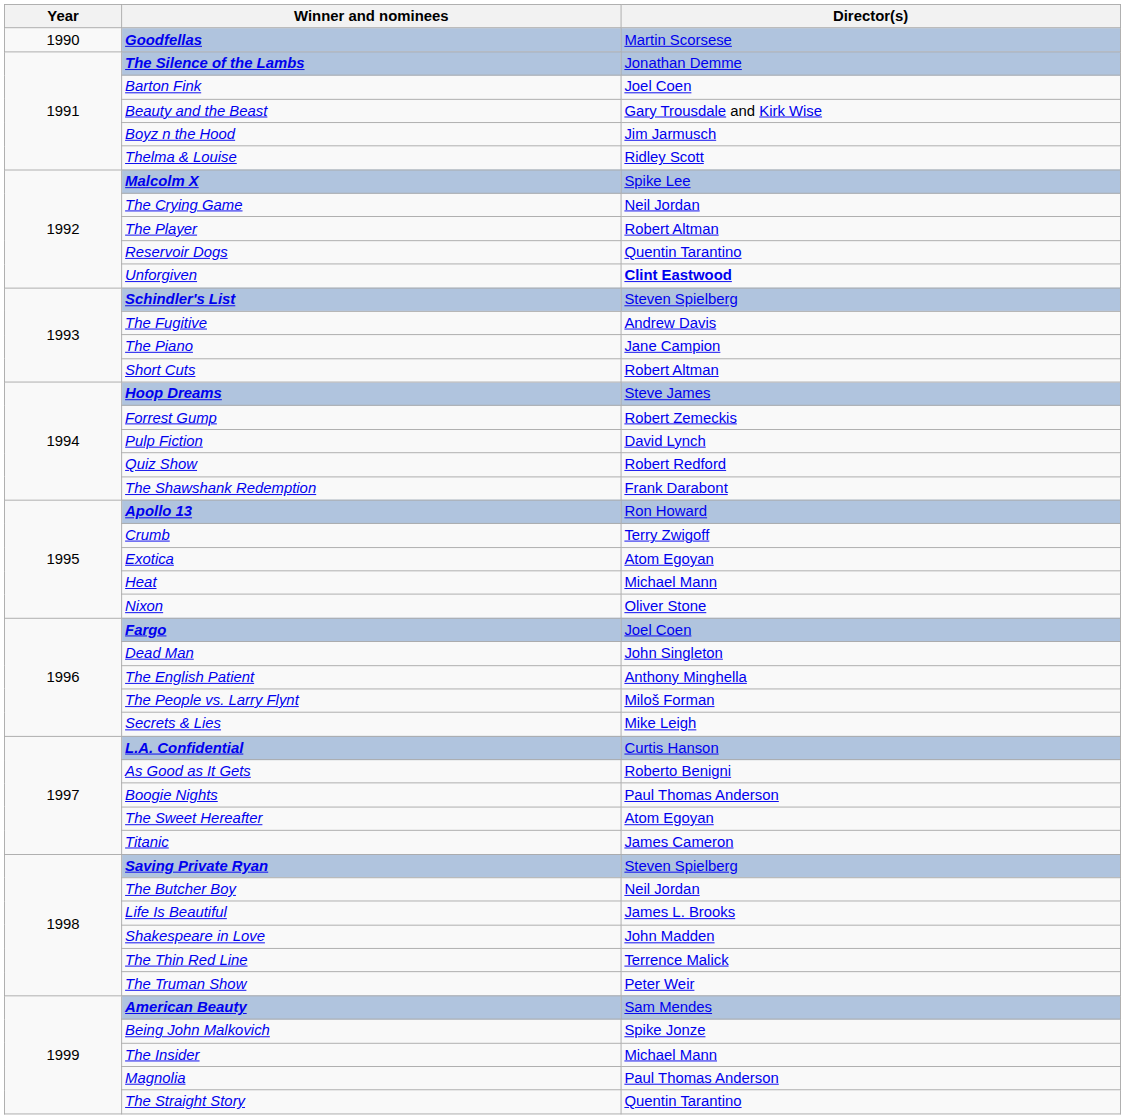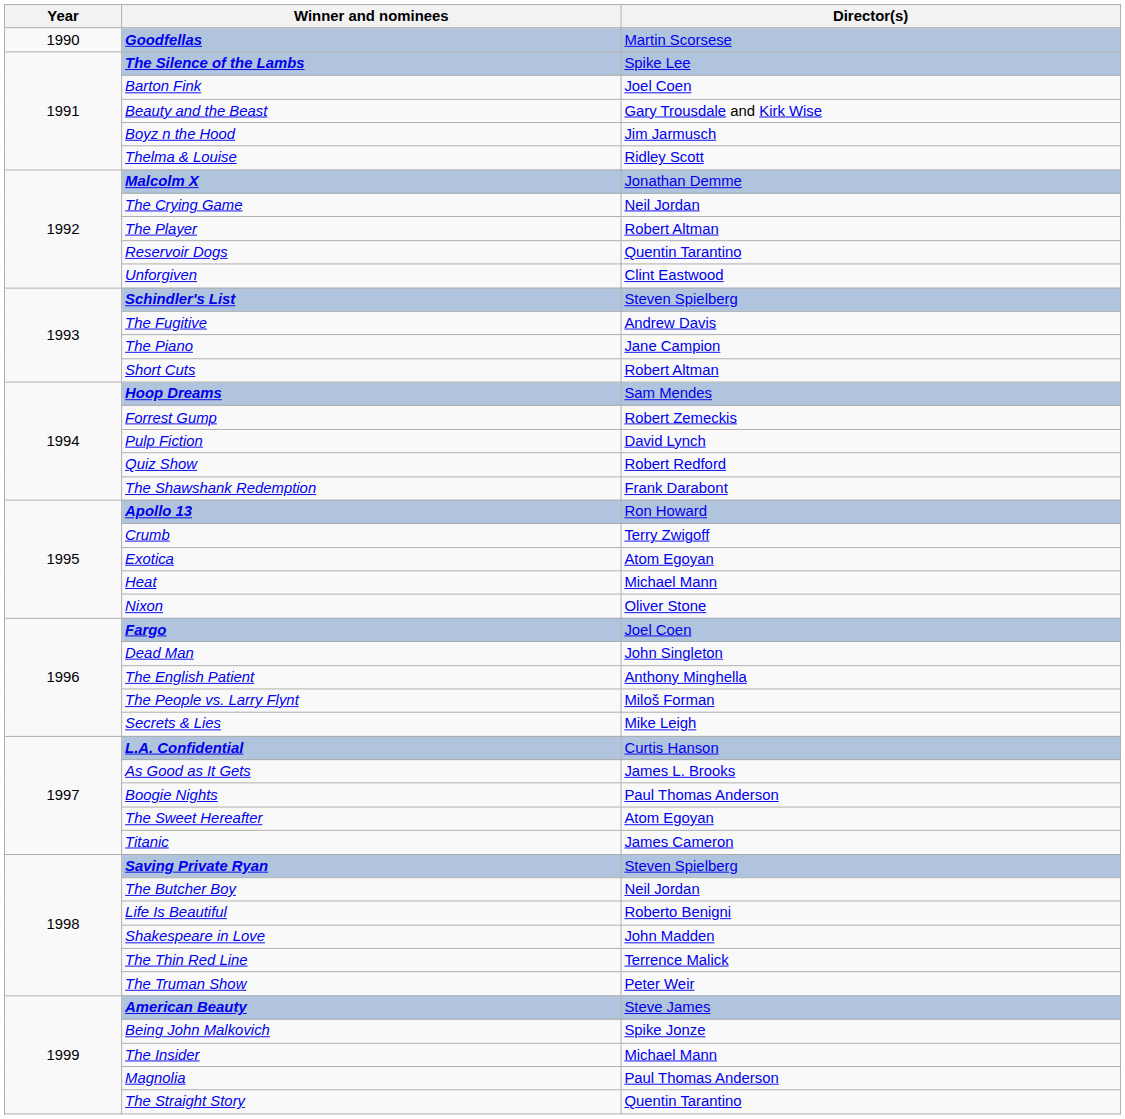(683, 63) Jonathan Demme -> (657, 63) Spike Lee
(657, 181) Spike Lee -> (683, 181) Jonathan Demme
(678, 275) bold -> (674, 275) normal
(667, 393) Steve James -> (668, 393) Sam Mendes
(678, 771) Roberto Benigni -> (680, 771) James L. Brooks
(680, 913) James L. Brooks -> (678, 913) Roberto Benigni
(668, 1007) Sam Mendes -> (667, 1007) Steve James
